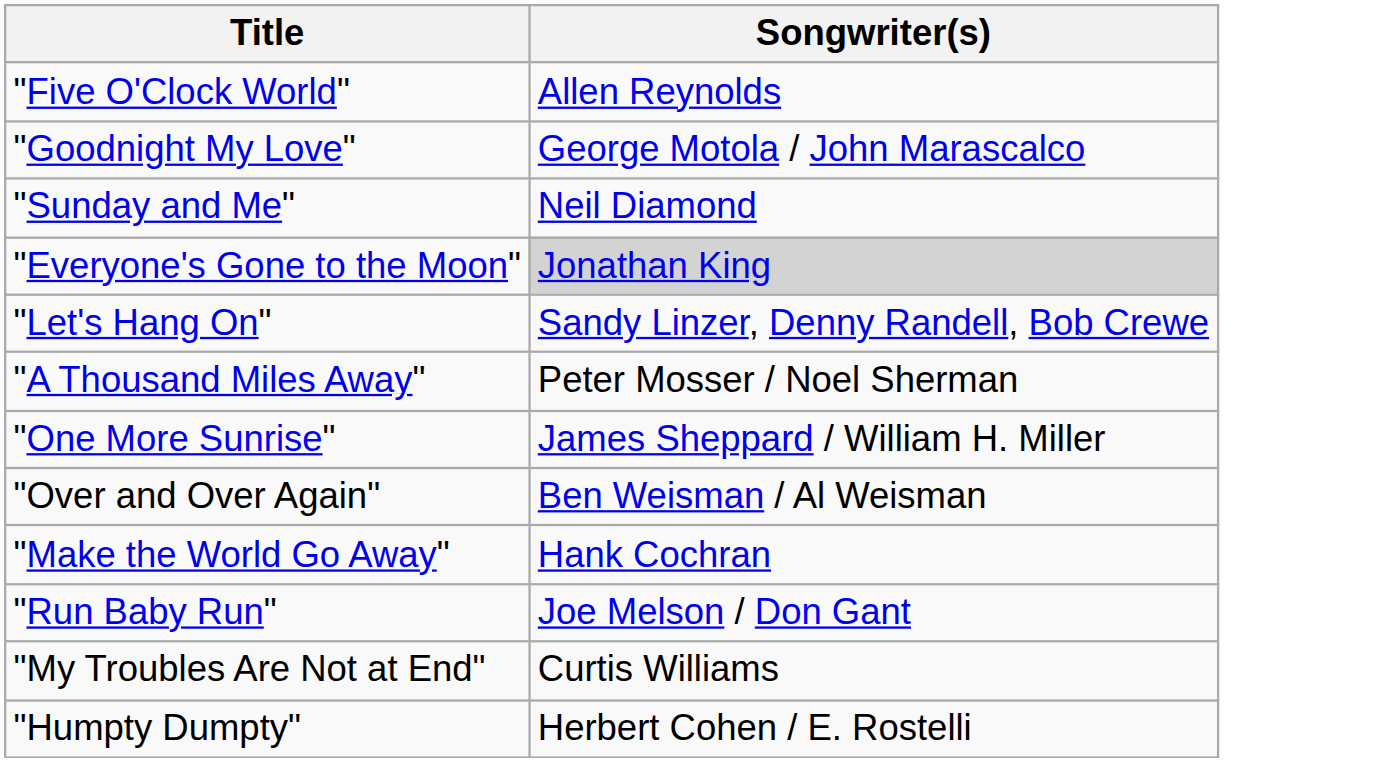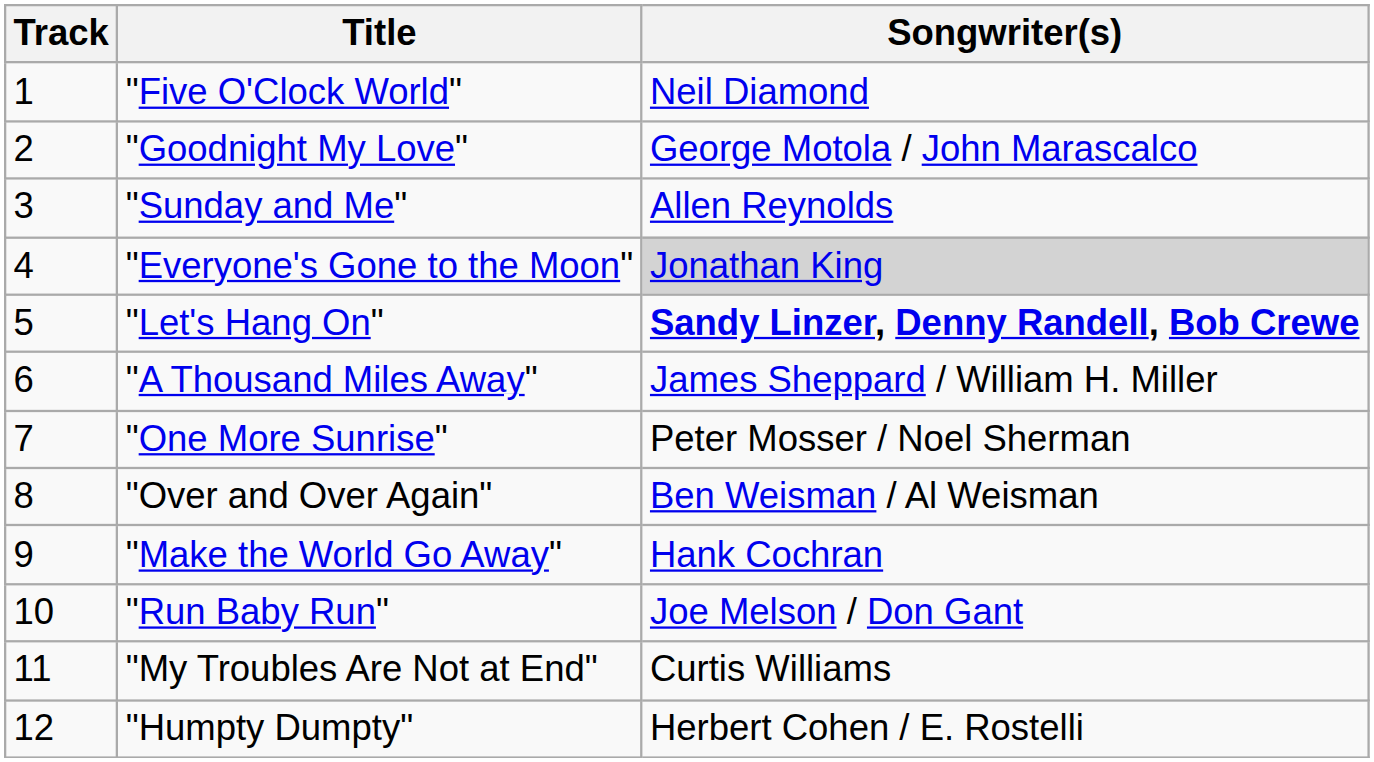+ column: (61, 33)
(659, 91) Allen Reynolds -> (759, 91) Neil Diamond
(647, 206) Neil Diamond -> (772, 206) Allen Reynolds
(873, 322) normal -> (1005, 322) bold
(778, 380) Peter Mosser / Noel Sherman -> (934, 380) James Sheppard / William H. Miller
(822, 438) James Sheppard / William H. Miller -> (890, 438) Peter Mosser / Noel Sherman
